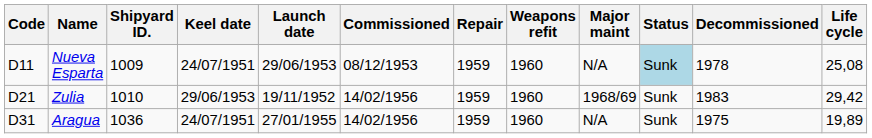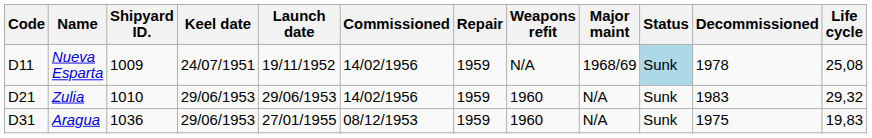(299, 65) 29/06/1953 -> (299, 65) 19/11/1952
(381, 65) 08/12/1953 -> (381, 65) 14/02/1956
(527, 65) 1960 -> (522, 65) N/A
(595, 65) N/A -> (610, 65) 1968/69
(299, 96) 19/11/1952 -> (299, 96) 29/06/1953
(610, 96) 1968/69 -> (595, 96) N/A
(844, 96) 29,42 -> (844, 96) 29,32
(218, 120) 24/07/1951 -> (218, 120) 29/06/1953
(381, 120) 14/02/1956 -> (381, 120) 08/12/1953
(844, 120) 19,89 -> (844, 120) 19,83
